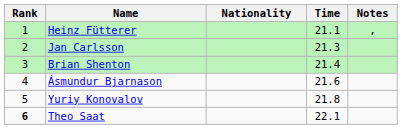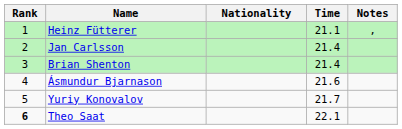(327, 47) 21.3 -> (327, 47) 21.4
(327, 99) 21.8 -> (327, 99) 21.7
